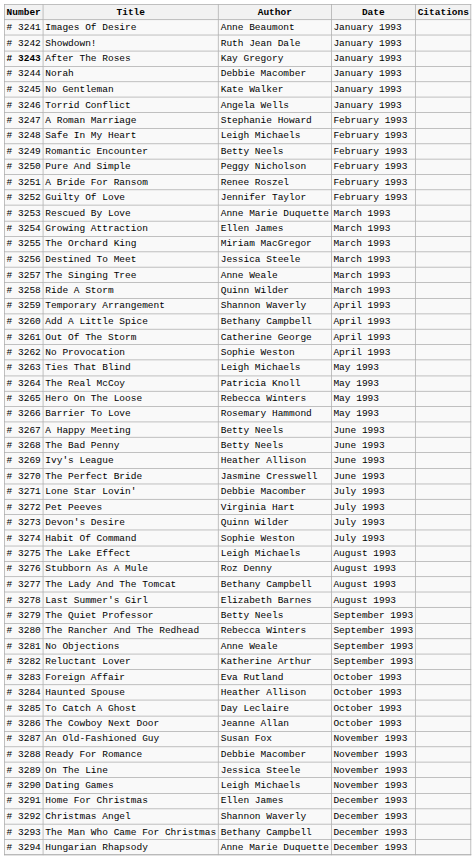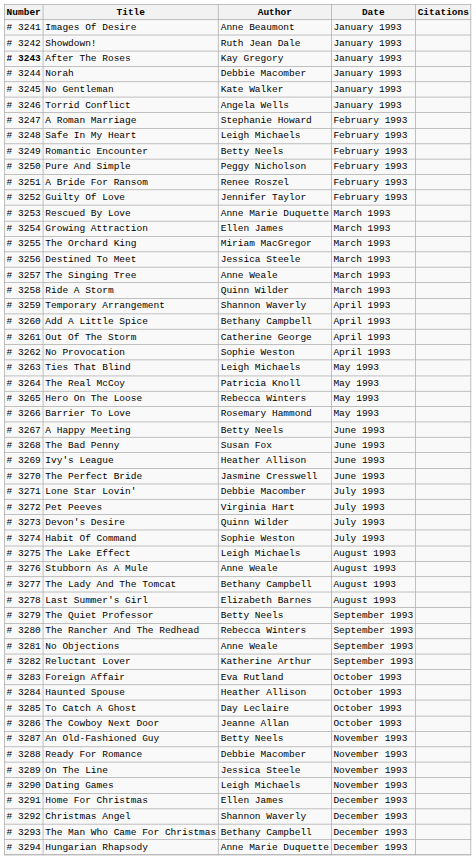(252, 445) Betty Neels -> (246, 445) Susan Fox
(246, 569) Roz Denny -> (249, 569) Anne Weale
(246, 739) Susan Fox -> (252, 739) Betty Neels
